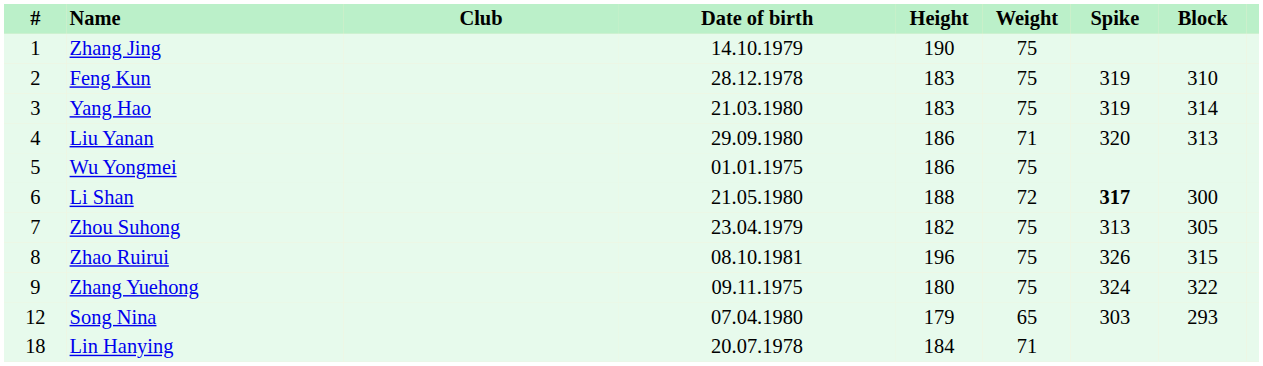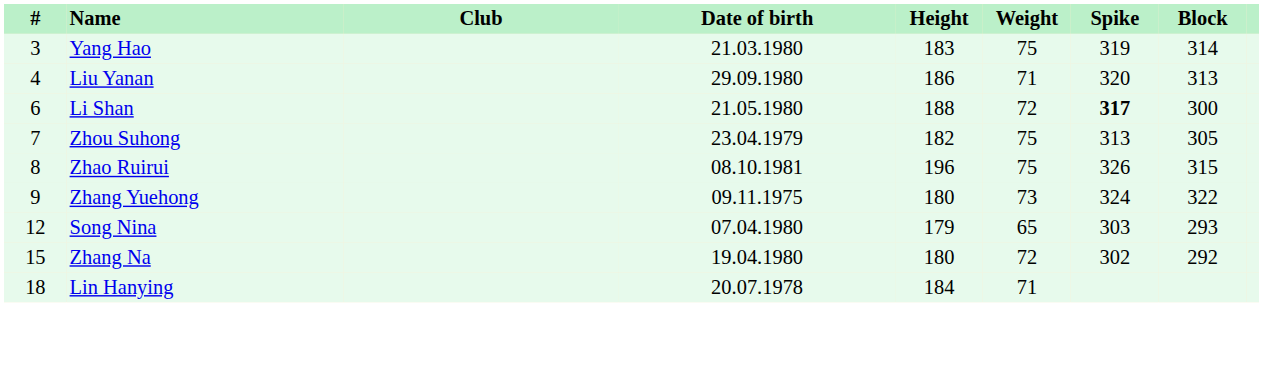- row: (115, 48)
- row: (110, 78)
- row: (123, 167)
(1027, 287) 75 -> (1027, 197) 73
+ row: (110, 257)
